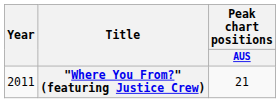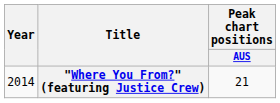(21, 82) 2011 -> (21, 82) 2014
